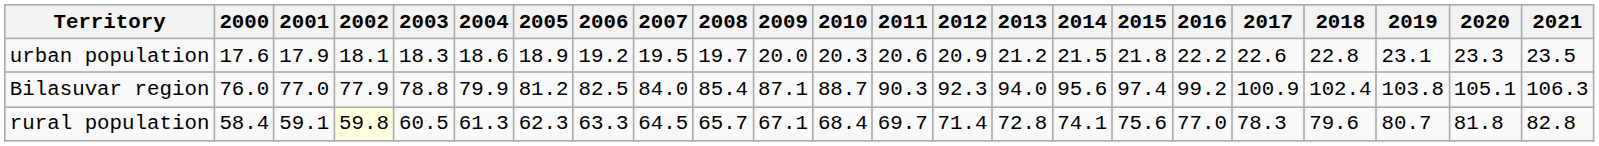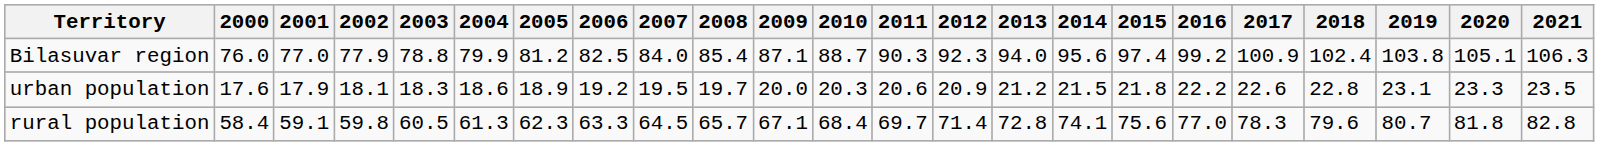rows swapped: (110, 90) <-> (110, 56)
(364, 123) lightyellow background -> (364, 123) no background
